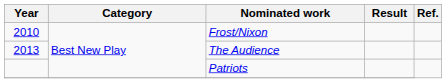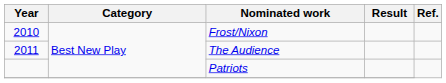(26, 50) 2013 -> (26, 50) 2011
